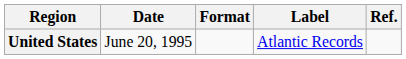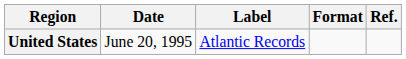columns swapped: (225, 16) <-> (310, 16)
